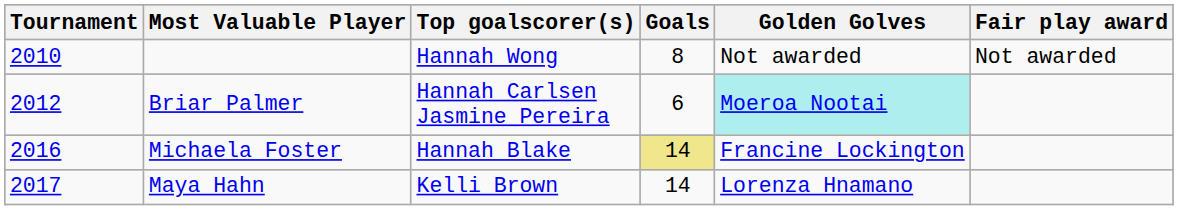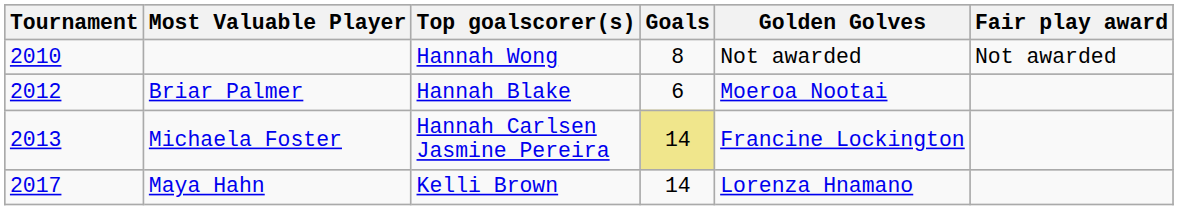(513, 105) Hannah Carlsen Jasmine Pereira -> (494, 92) Hannah Blake
(804, 105) paleturquoise background -> (804, 92) no background
(36, 152) 2016 -> (36, 140) 2013
(494, 152) Hannah Blake -> (513, 140) Hannah Carlsen Jasmine Pereira
